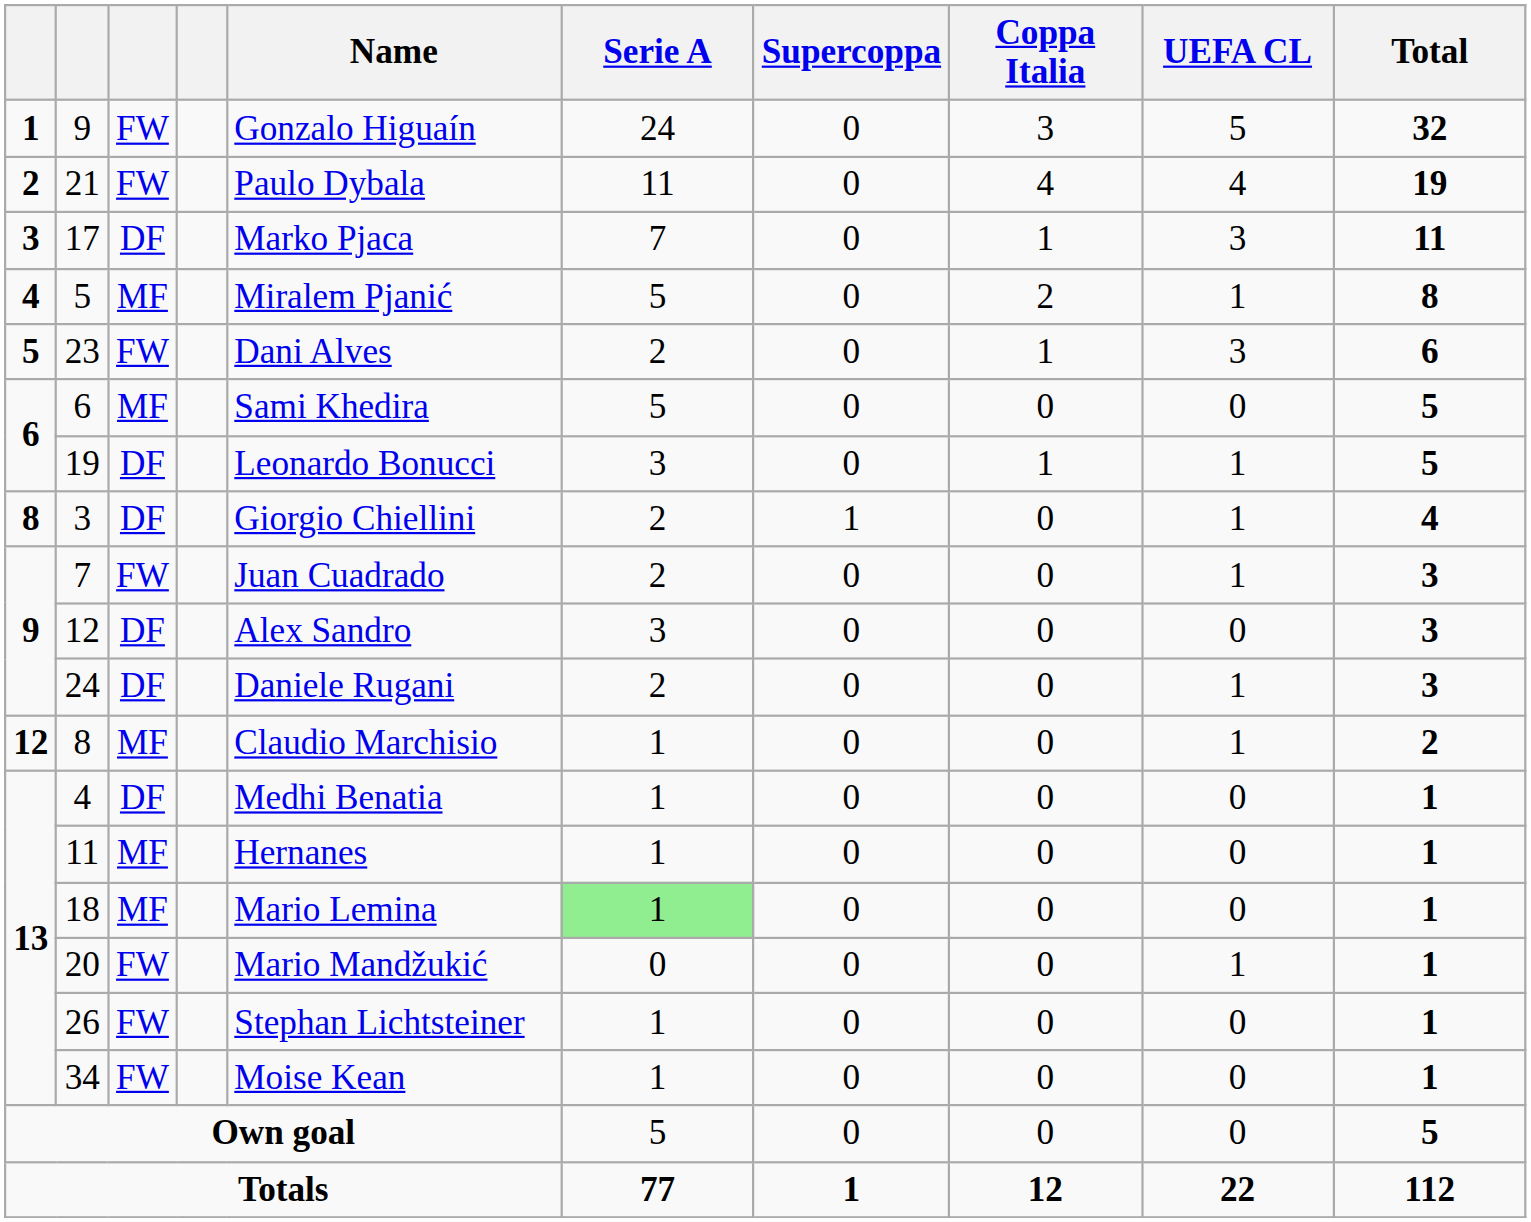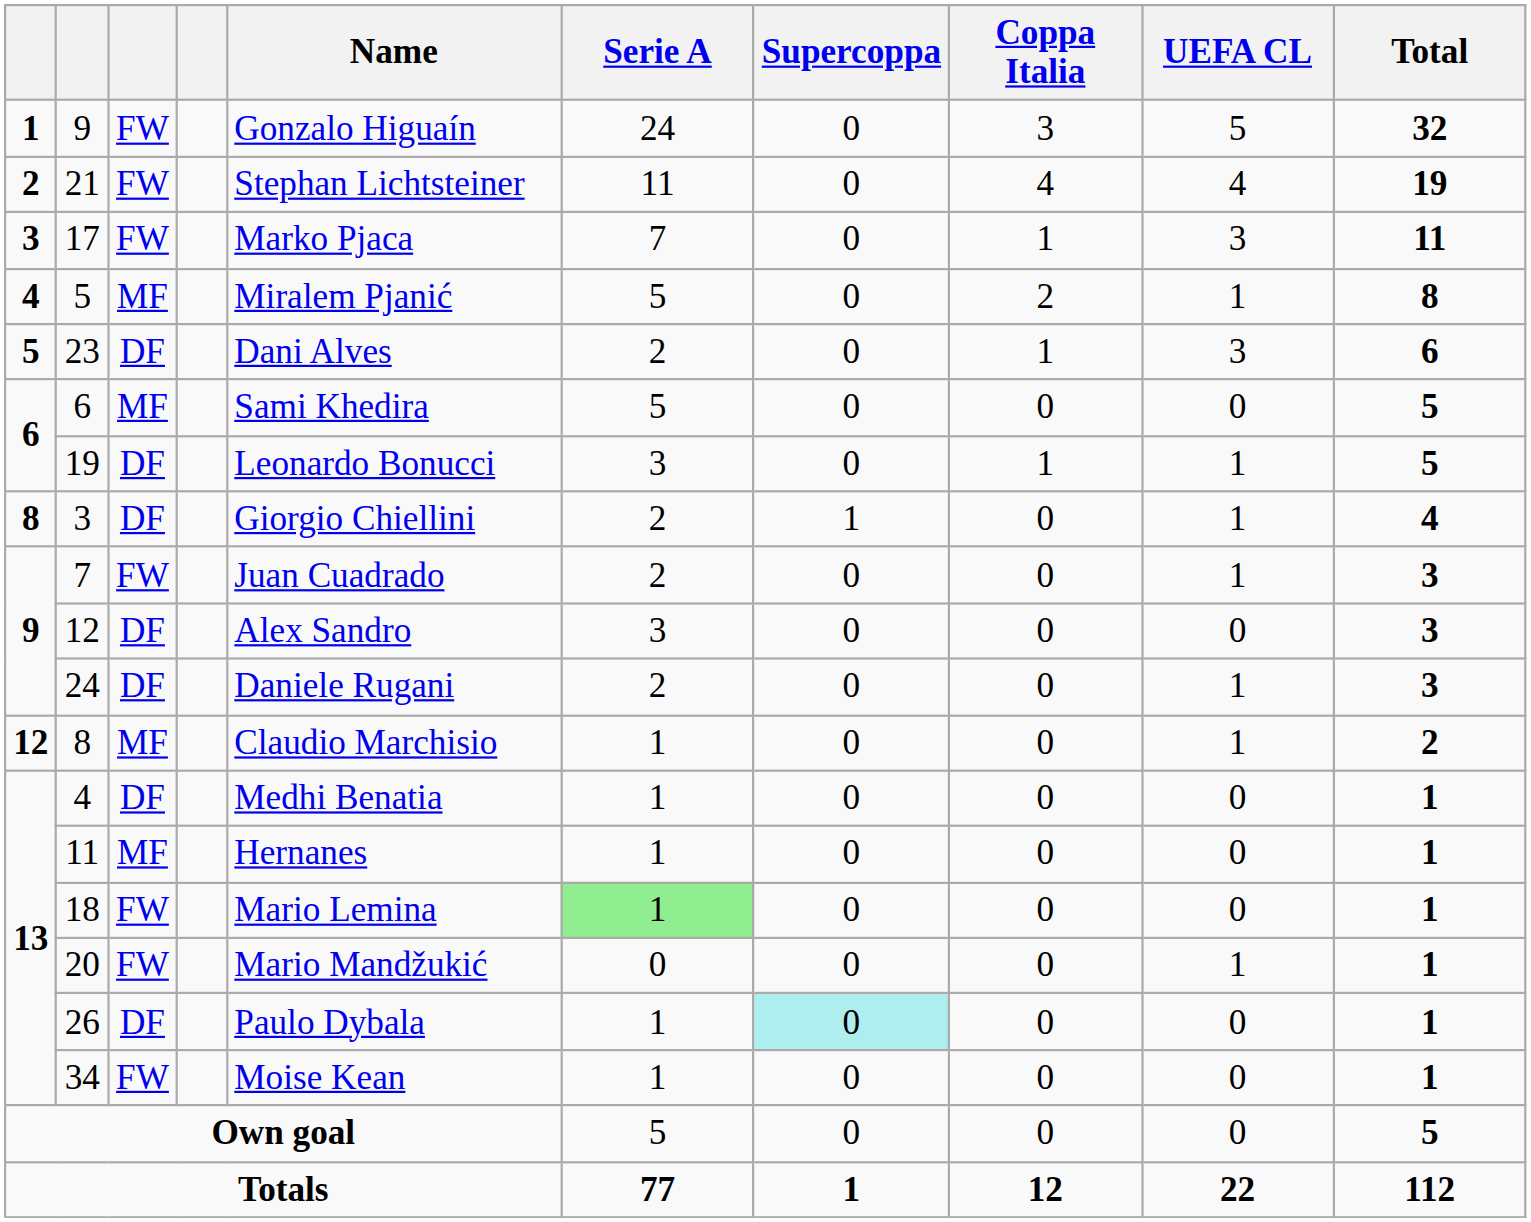(330, 183) Paulo Dybala -> (379, 183) Stephan Lichtsteiner
(142, 239) DF -> (142, 239) FW
(142, 351) FW -> (142, 351) DF
(142, 909) MF -> (142, 909) FW
(142, 1021) FW -> (142, 1021) DF
(379, 1021) Stephan Lichtsteiner -> (330, 1021) Paulo Dybala
(851, 1021) no background -> (851, 1021) paleturquoise background
